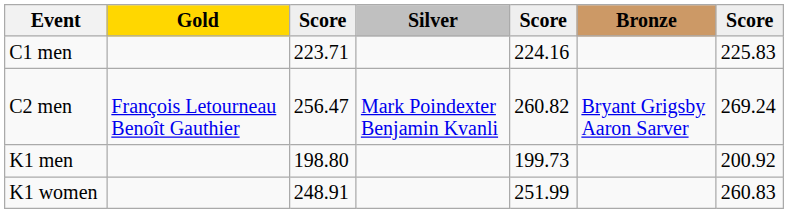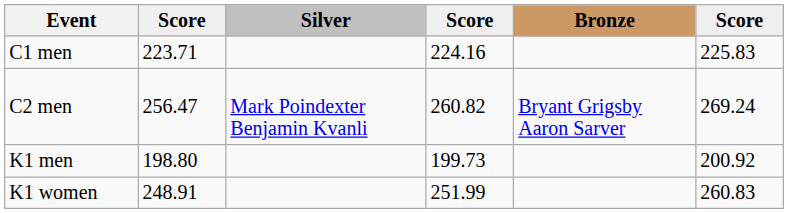- column: (198, 20)
